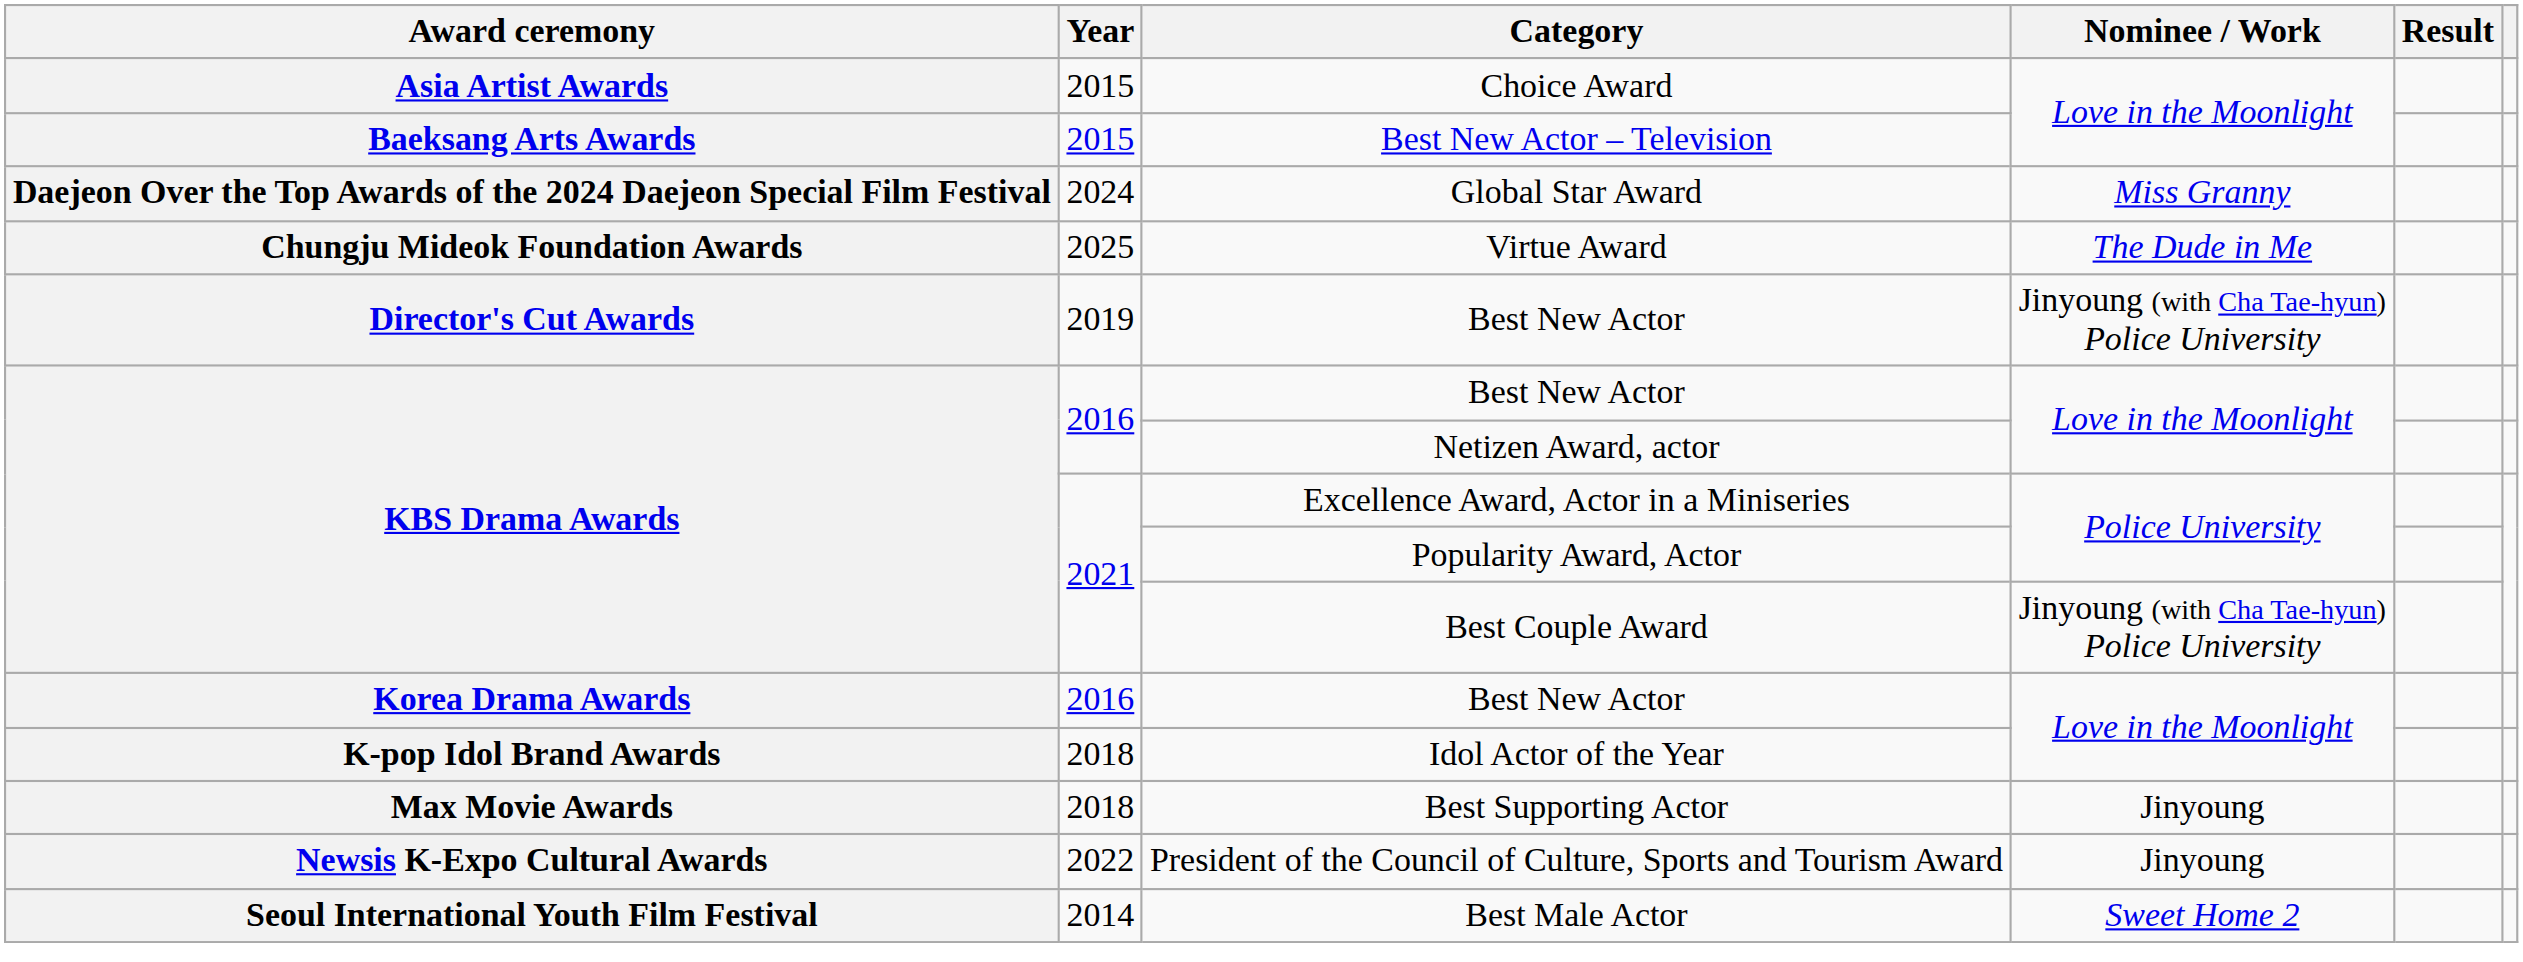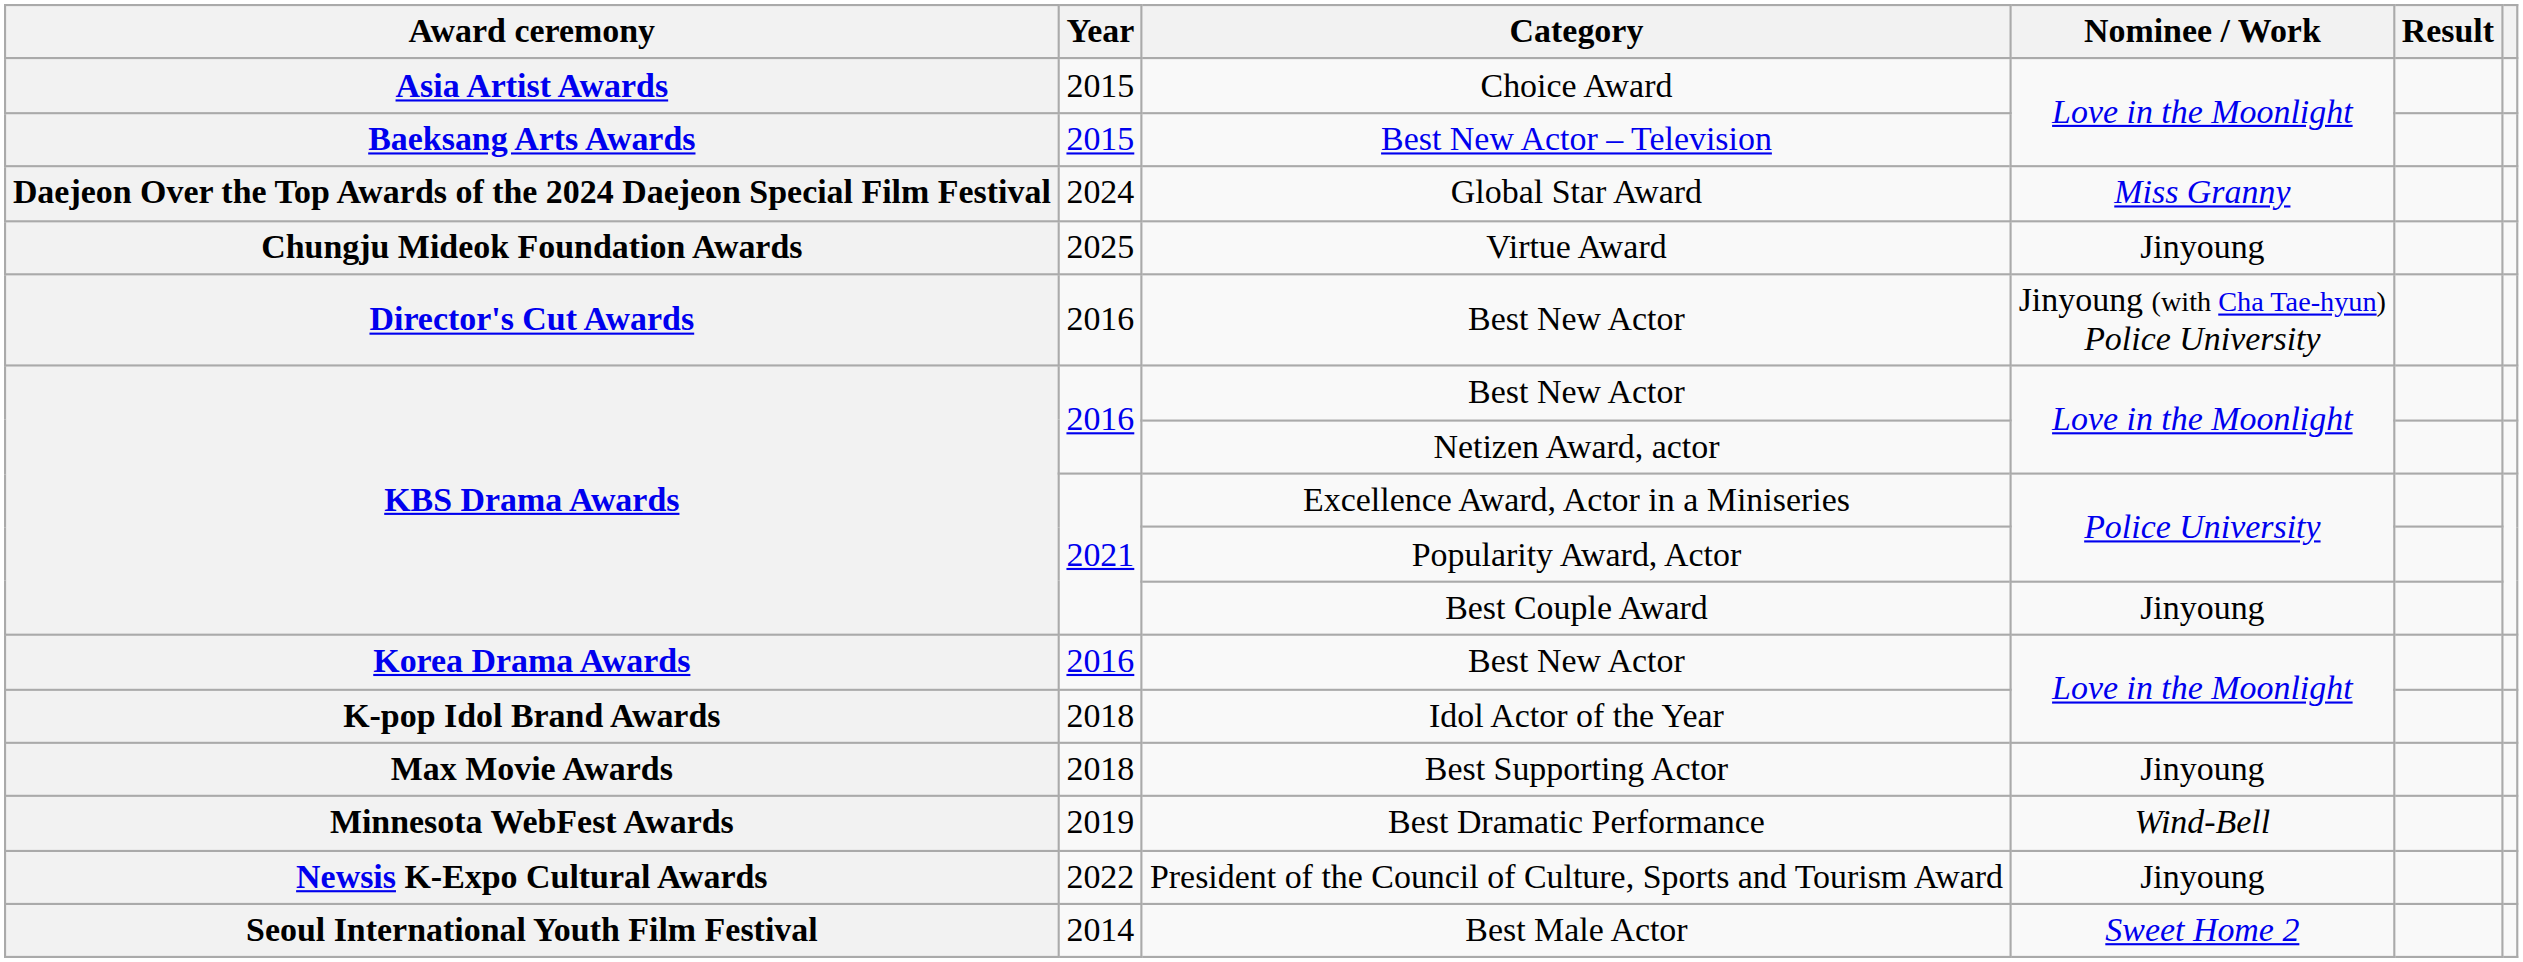(2202, 246) The Dude in Me -> (2202, 246) Jinyoung
(1100, 319) 2019 -> (1100, 319) 2016
(2202, 626) Jinyoung (with Cha Tae-hyun) Police University -> (2202, 607) Jinyoung
+ row: (532, 822)
